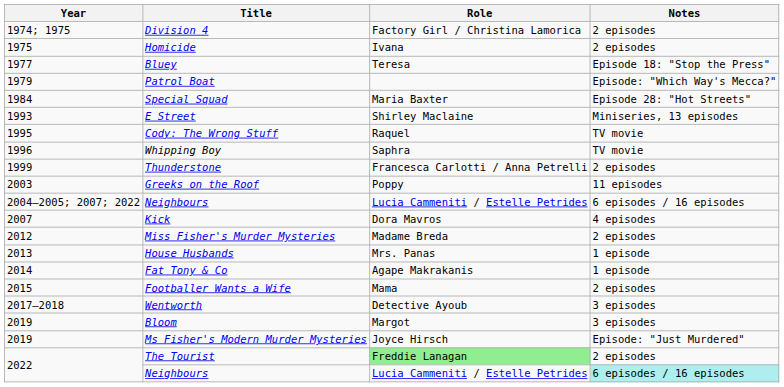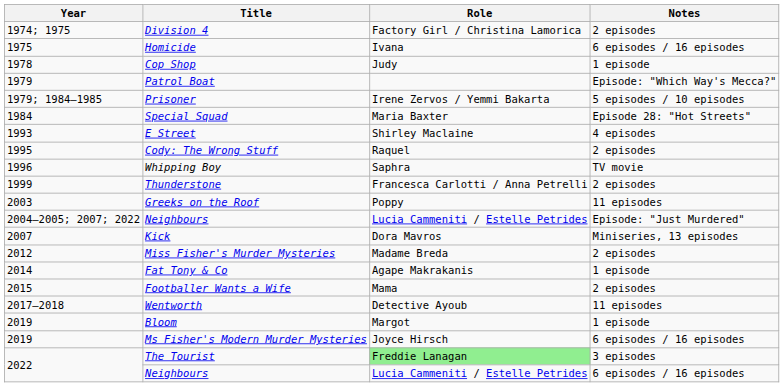(624, 47) 2 episodes -> (669, 47) 6 episodes / 16 episodes
- row: (20, 64)
+ row: (20, 64)
+ row: (54, 99)
(665, 116) Miniseries, 13 episodes -> (624, 133) 4 episodes
(618, 133) TV movie -> (624, 150) 2 episodes
(669, 202) 6 episodes / 16 episodes -> (669, 219) Episode: "Just Murdered"
(624, 219) 4 episodes -> (665, 236) Miniseries, 13 episodes
- row: (20, 253)
(624, 305) 3 episodes -> (627, 305) 11 episodes
(624, 322) 3 episodes -> (621, 322) 1 episode
(669, 339) Episode: "Just Murdered" -> (669, 339) 6 episodes / 16 episodes
(624, 356) 2 episodes -> (624, 356) 3 episodes
(669, 373) paleturquoise background -> (669, 373) no background
